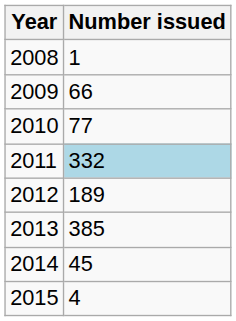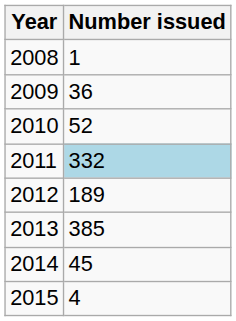(81, 91) 66 -> (81, 91) 36
(81, 126) 77 -> (81, 126) 52
